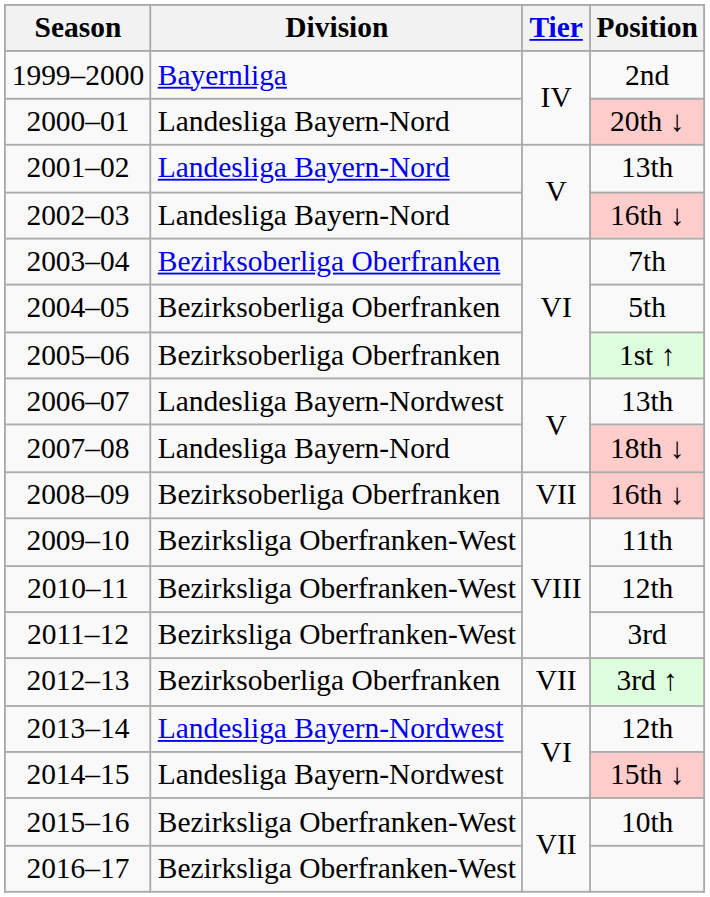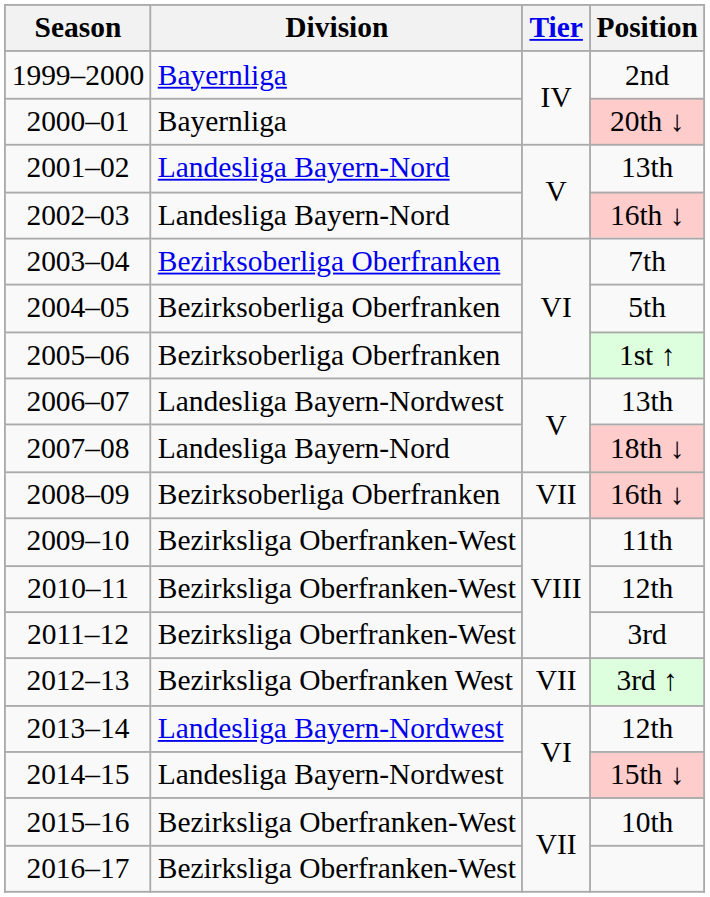(304, 121) Landesliga Bayern-Nord -> (222, 121) Bayernliga
(329, 681) Bezirksoberliga Oberfranken -> (335, 681) Bezirksliga Oberfranken West
